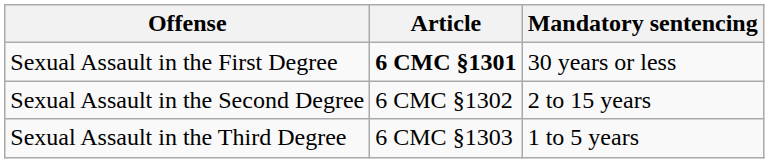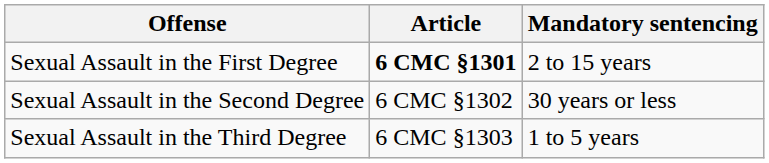(602, 61) 30 years or less -> (589, 61) 2 to 15 years
(589, 99) 2 to 15 years -> (602, 99) 30 years or less
